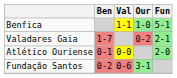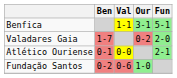(143, 25) 1-0 -> (143, 25) 3-1
(162, 39) 2-1 -> (162, 39) 2-0
(162, 53) 2-0 -> (162, 53) 2-1
(143, 66) 3-1 -> (143, 66) 1-0
